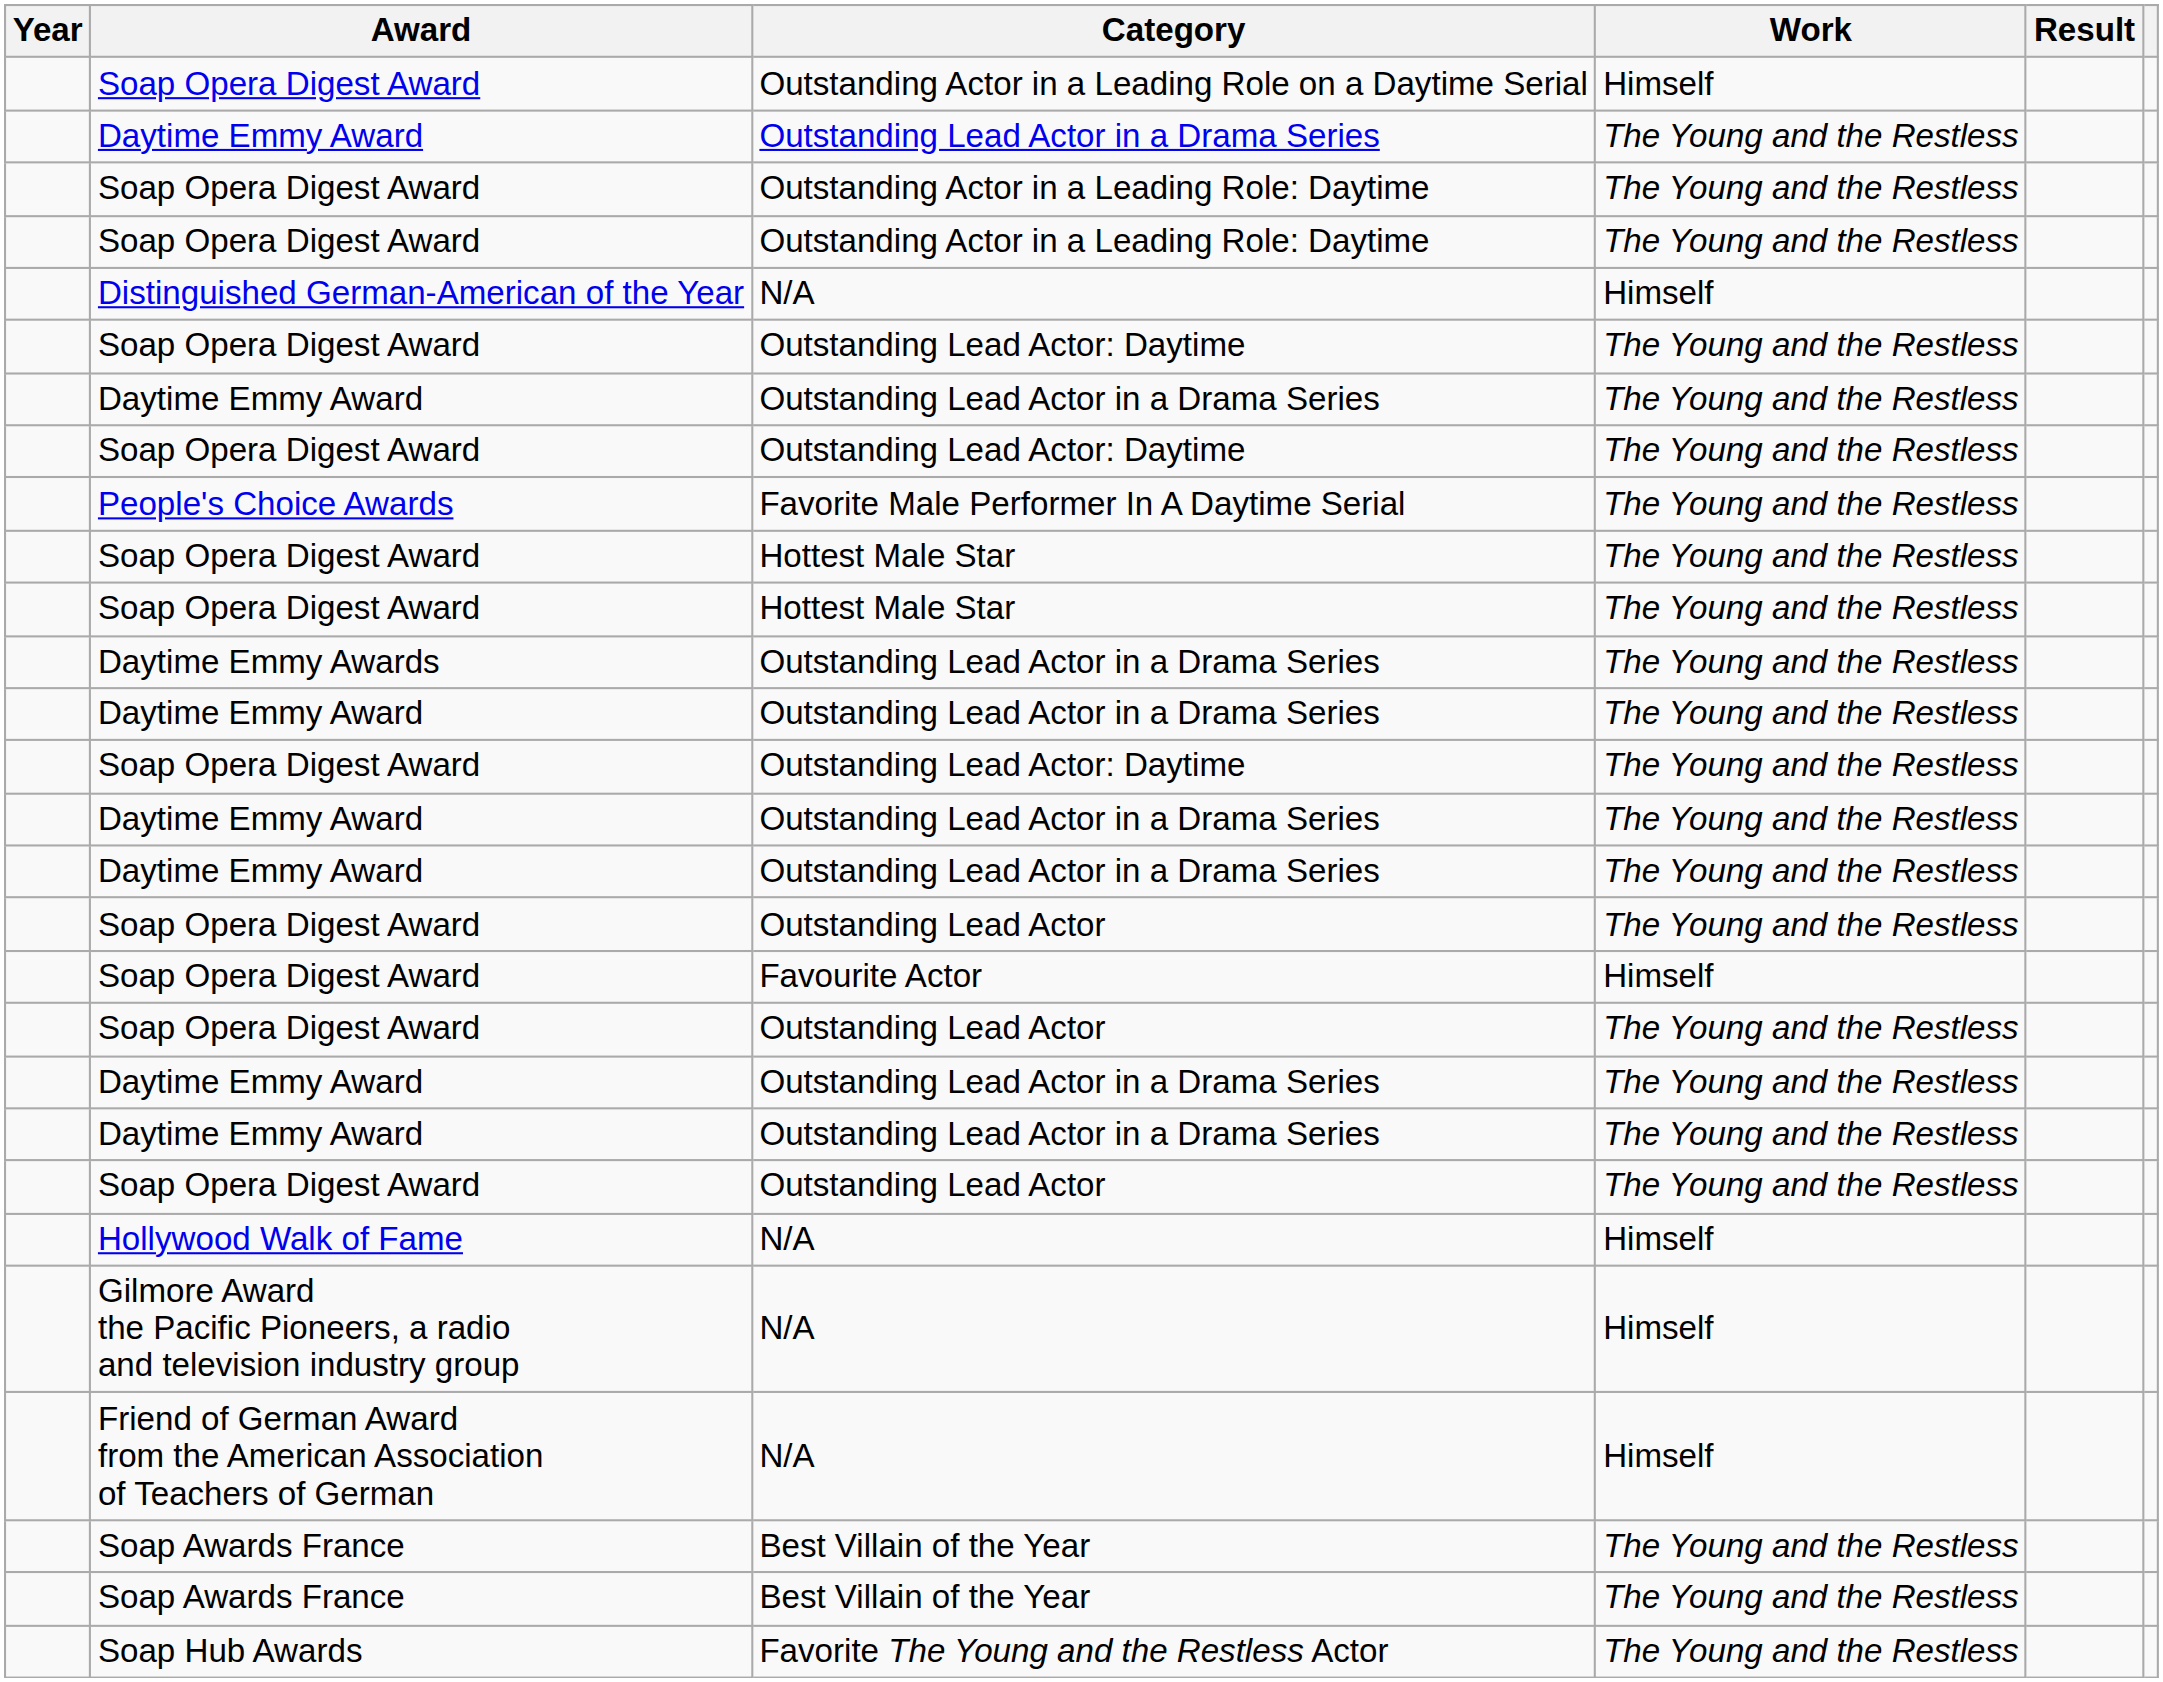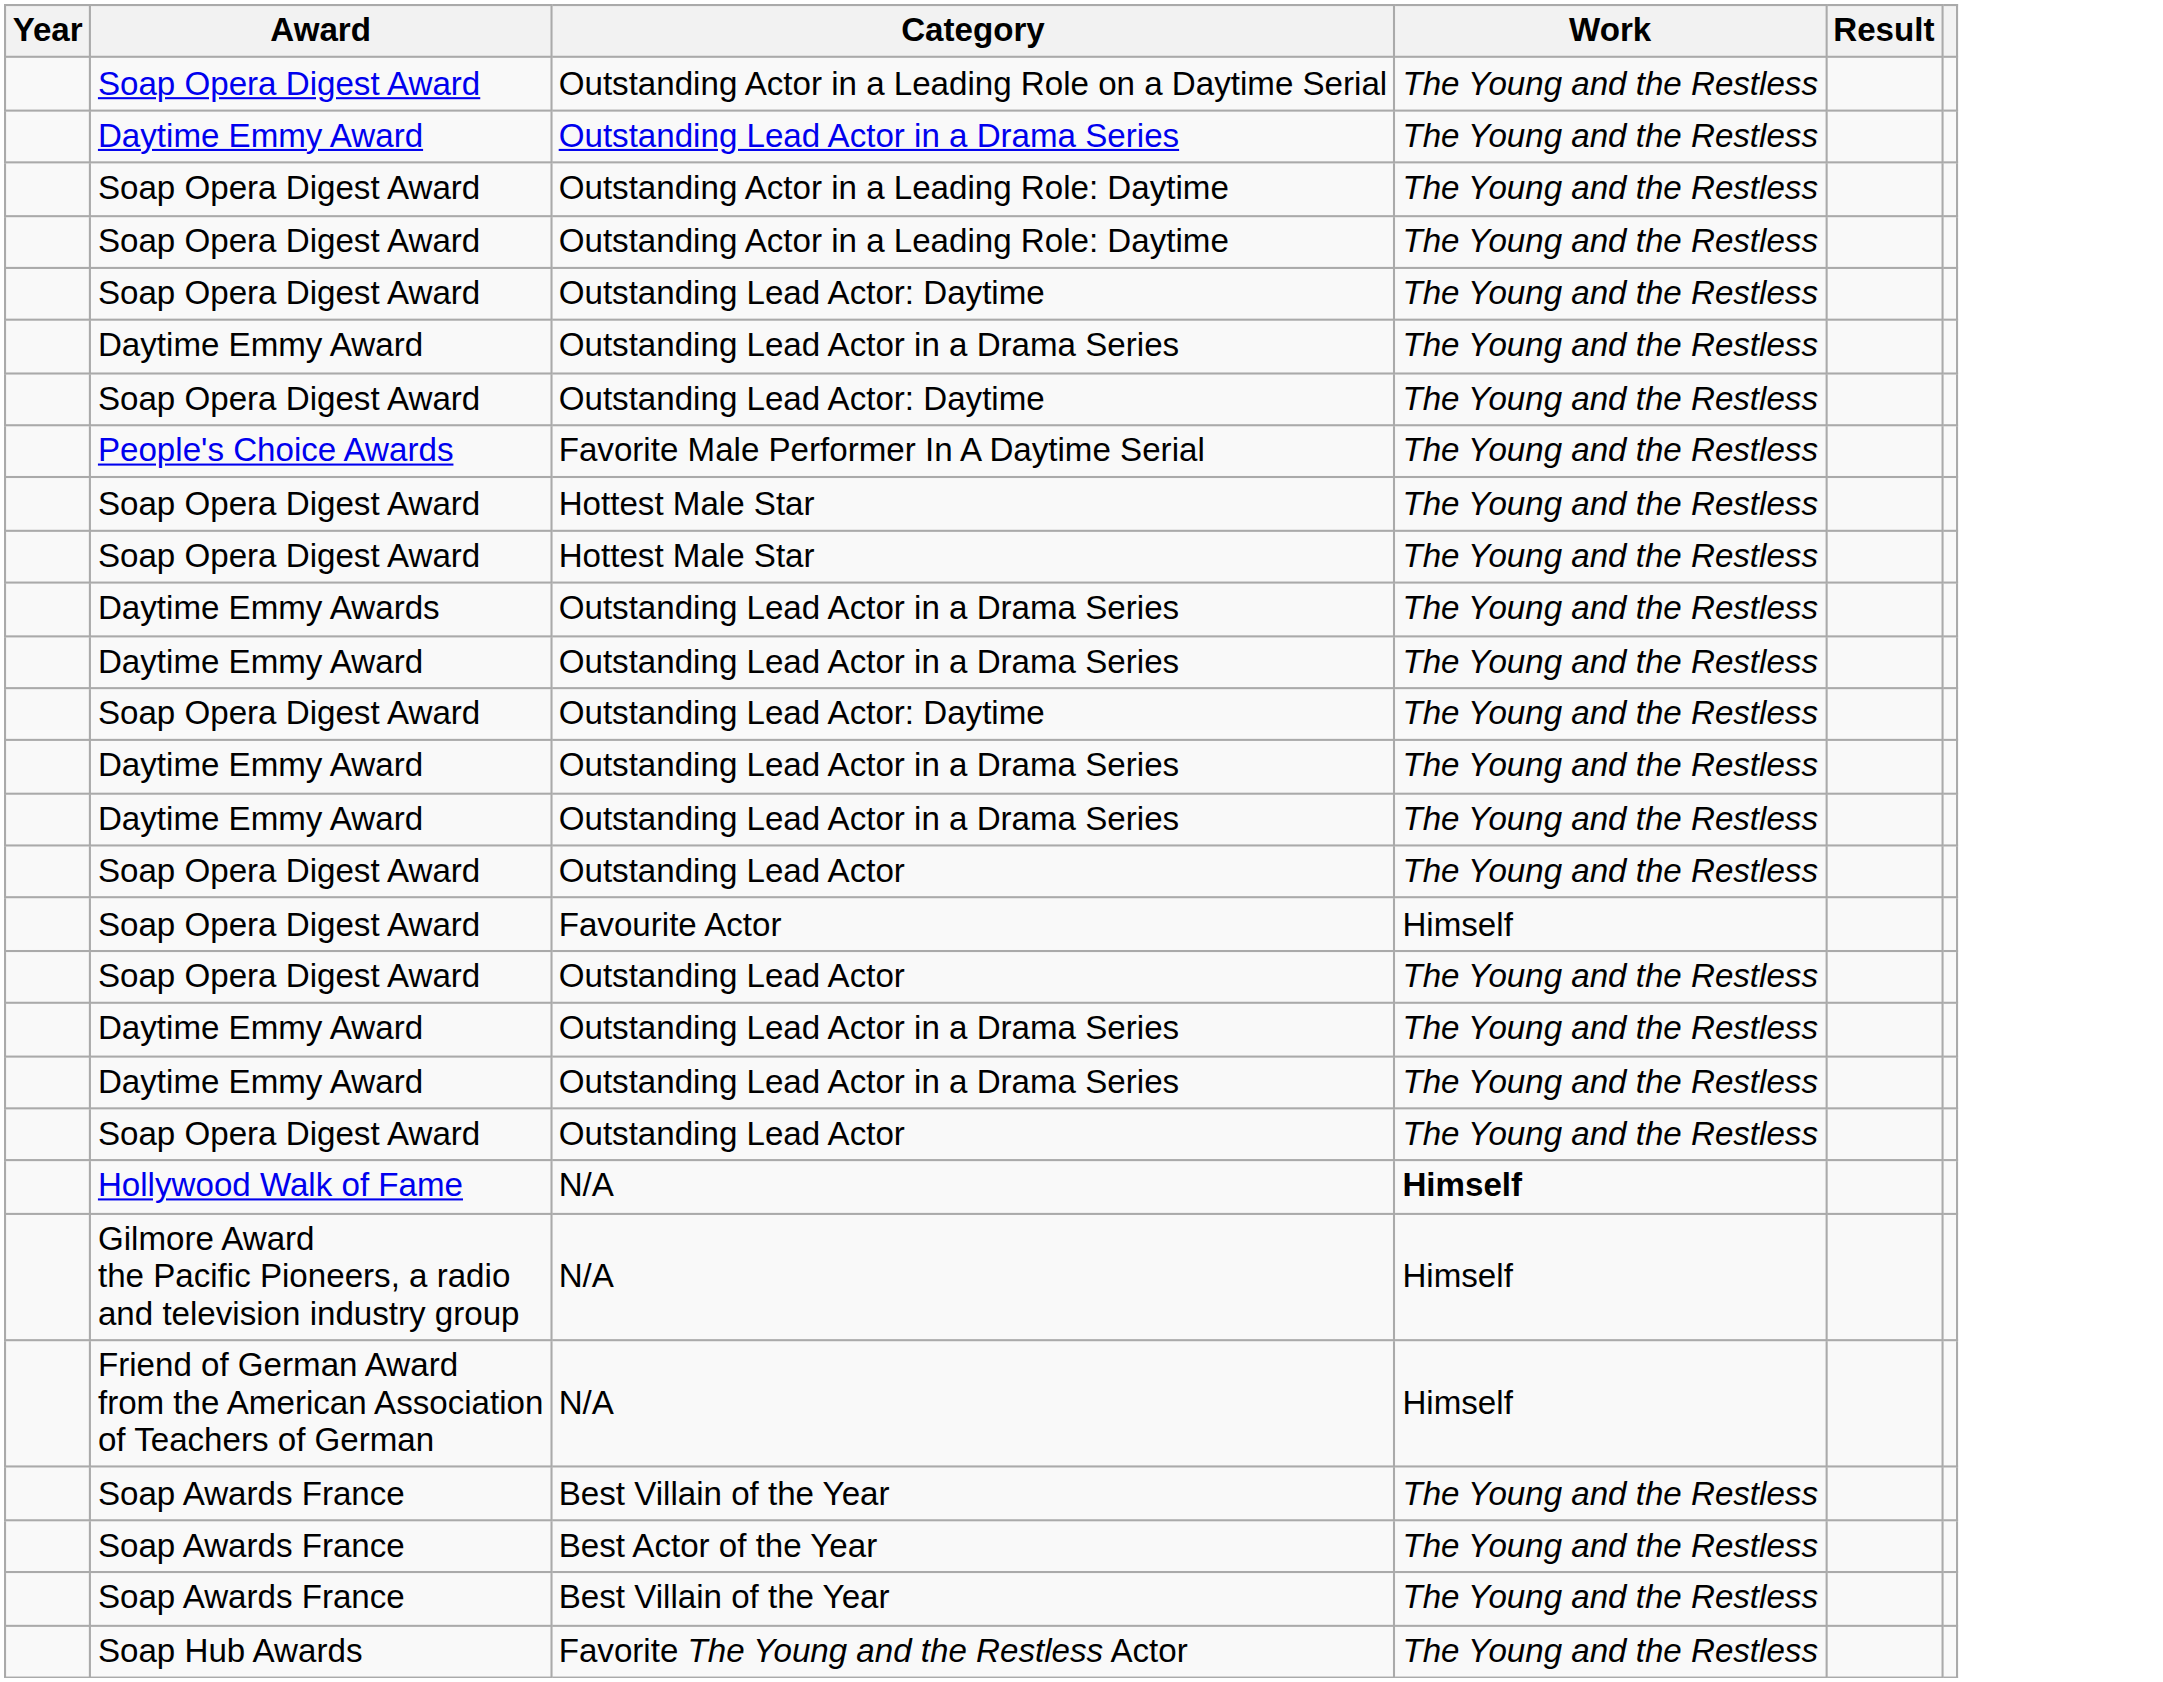(1658, 83) Himself -> (1610, 83) The Young and the Restless
- row: (421, 293)
(1658, 1238) normal -> (1462, 1186) bold
+ row: (251, 1545)
